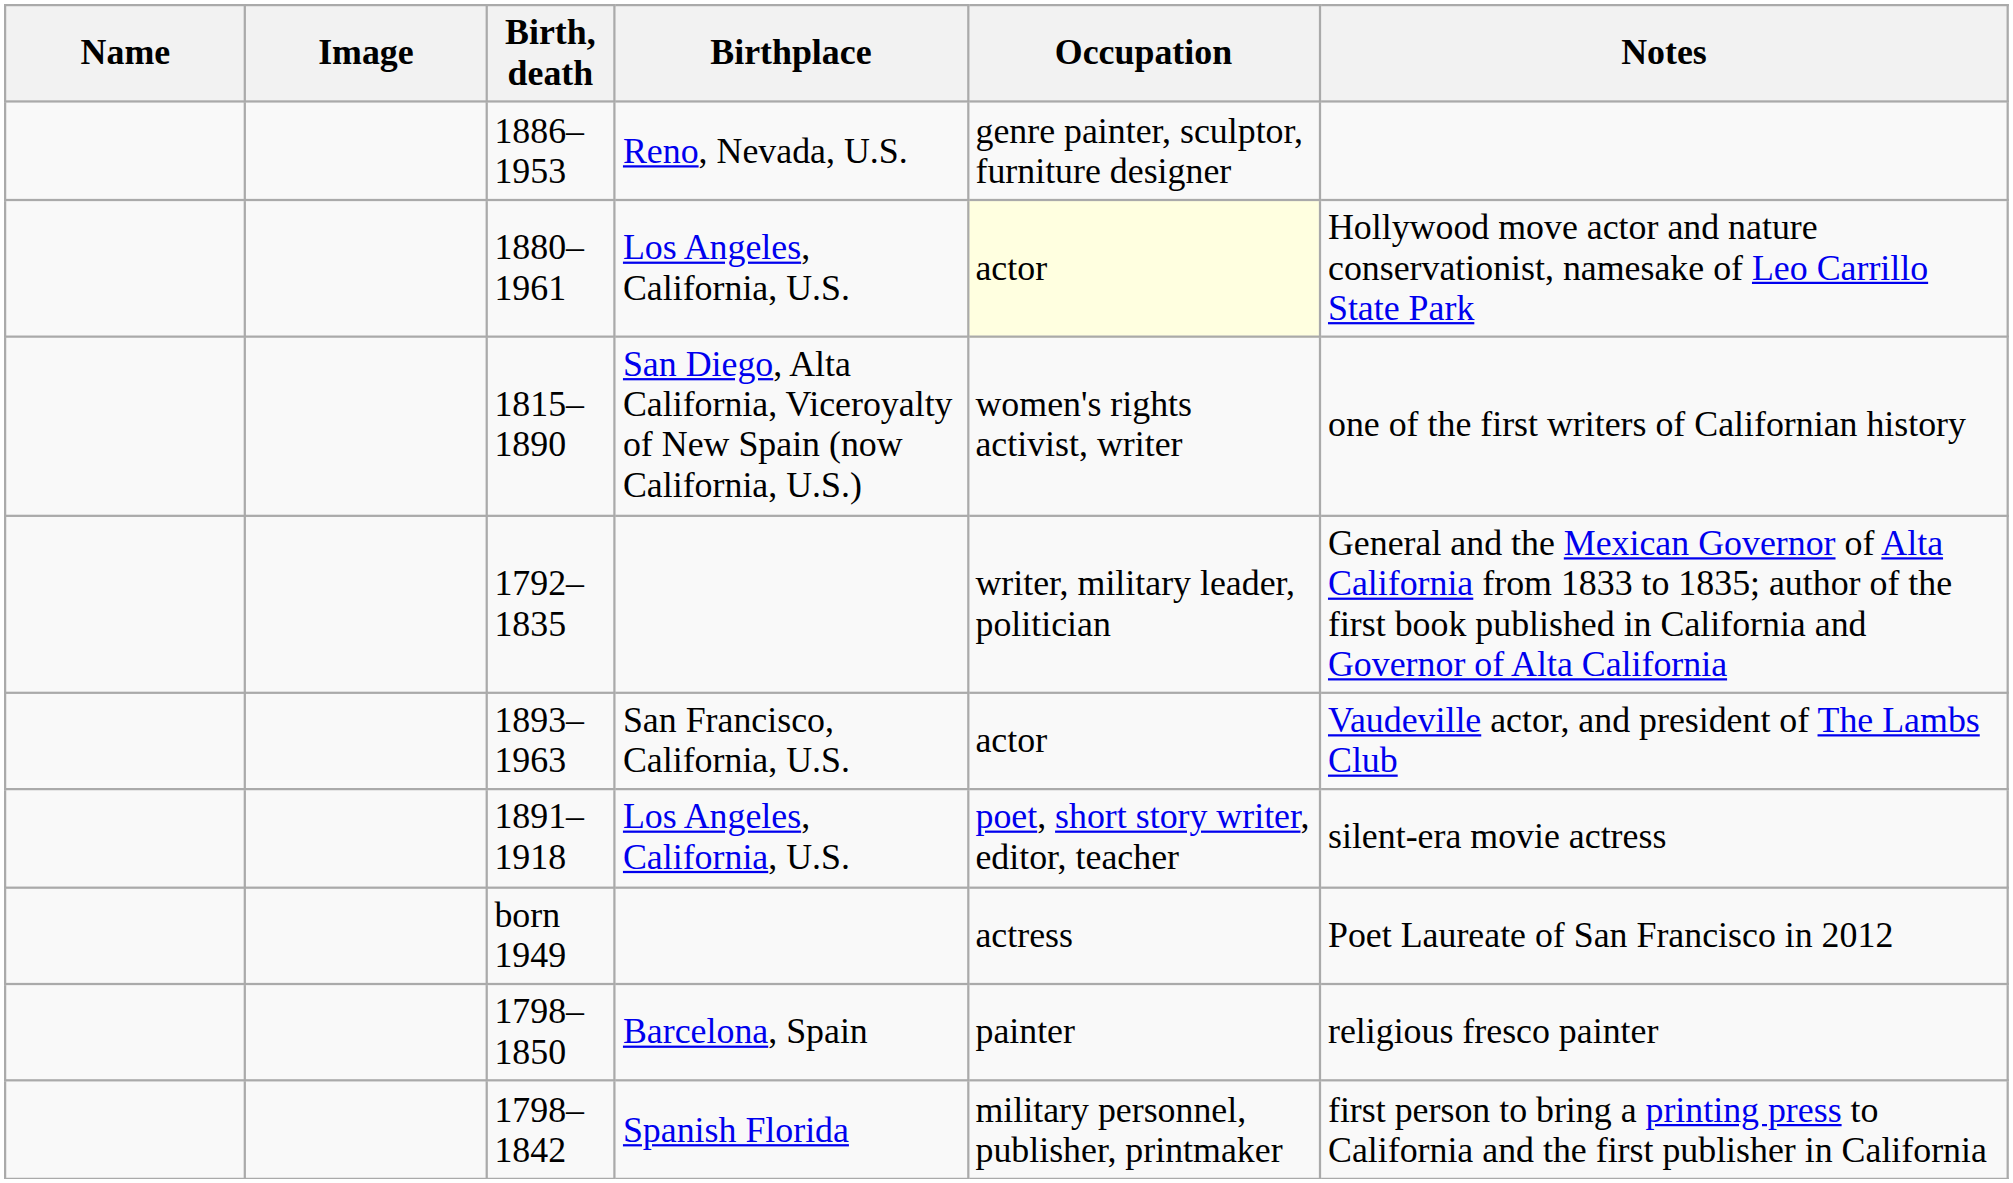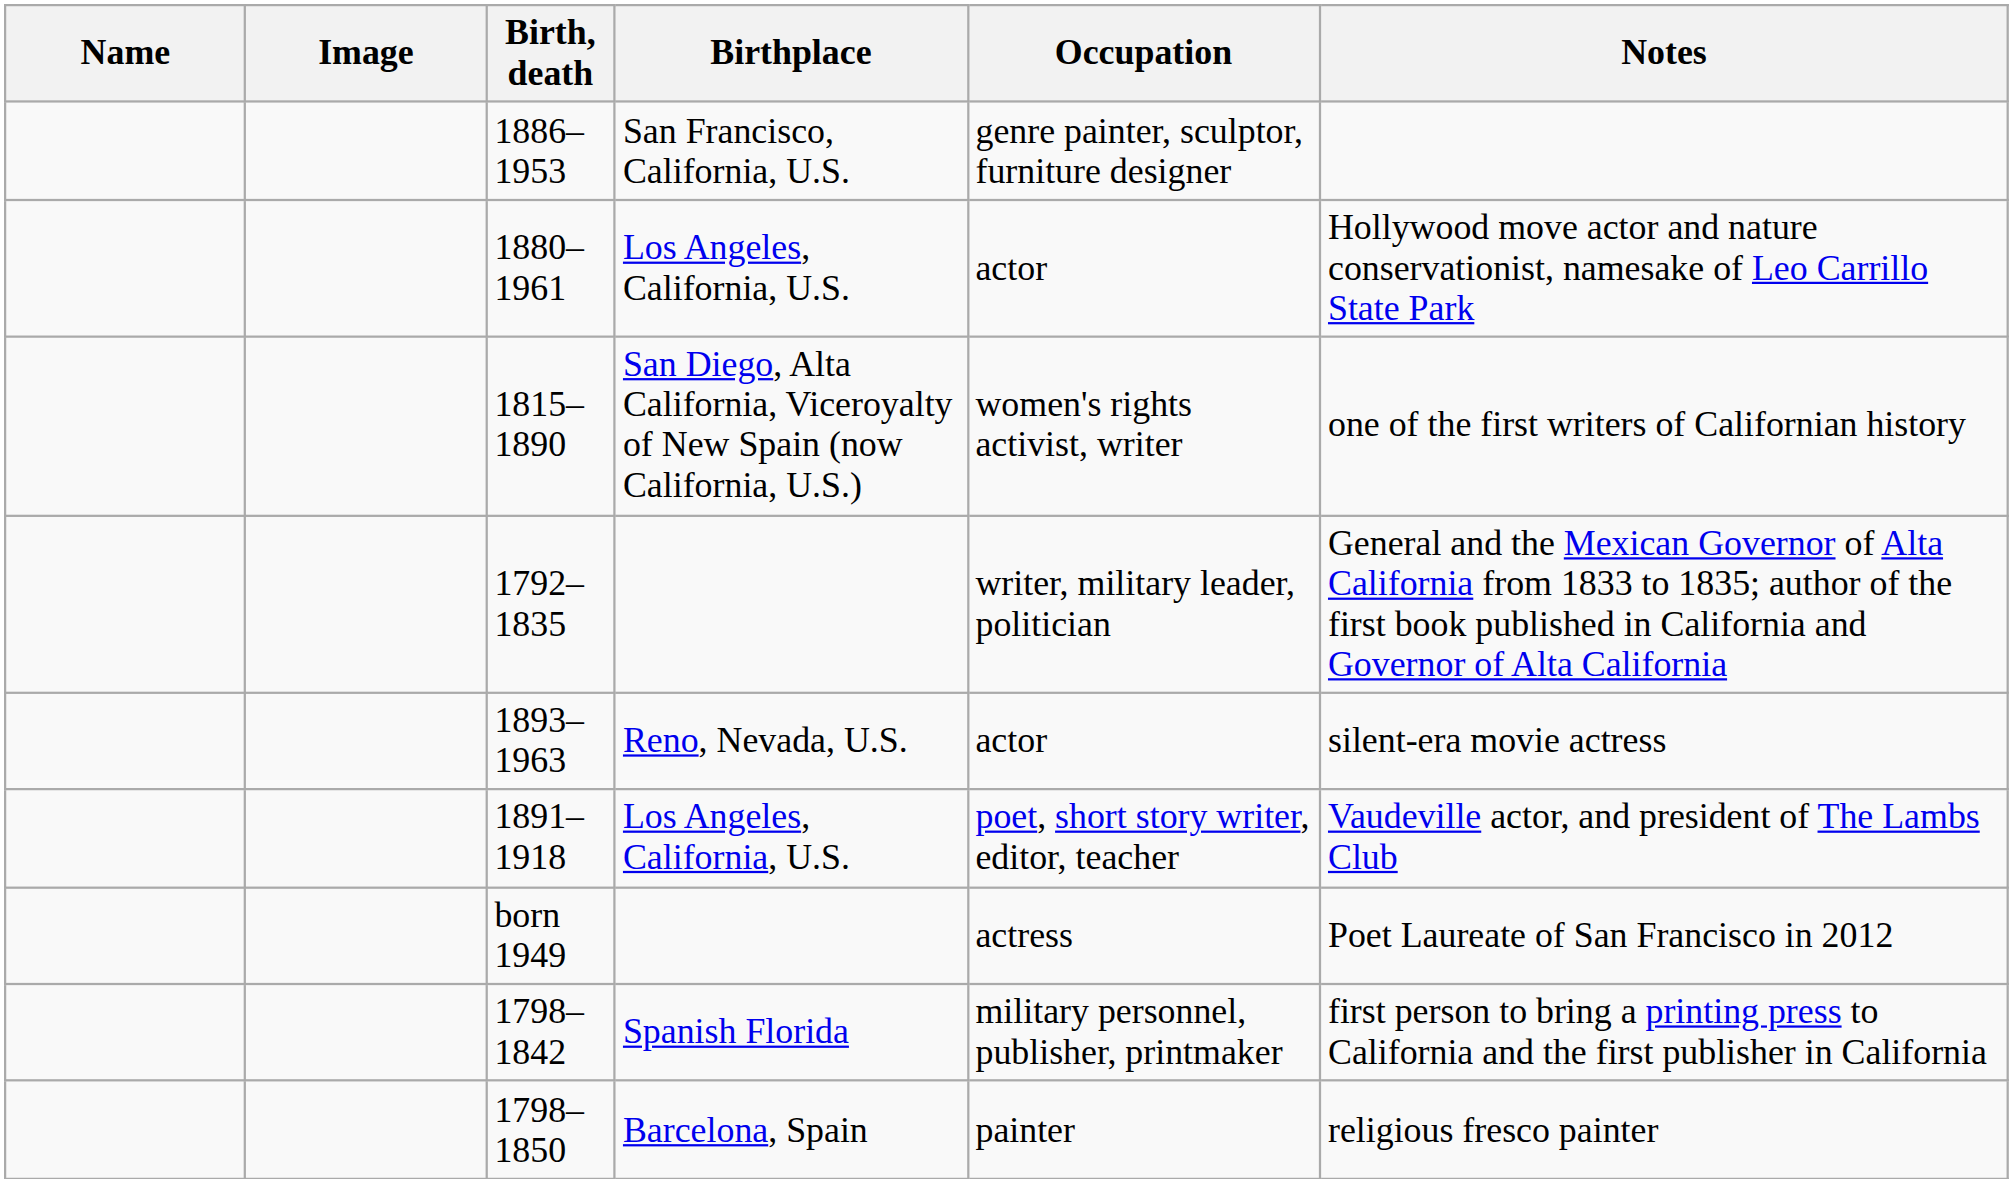(765, 150) Reno, Nevada, U.S. -> (736, 150) San Francisco, California, U.S.
(1011, 267) lightyellow background -> (1011, 267) no background
(736, 740) San Francisco, California, U.S. -> (765, 740) Reno, Nevada, U.S.
(1654, 740) Vaudeville actor, and president of The Lambs Club -> (1497, 740) silent-era movie actress
(1497, 837) silent-era movie actress -> (1654, 837) Vaudeville actor, and president of The Lambs Club
rows swapped: (539, 1031) <-> (539, 1129)
